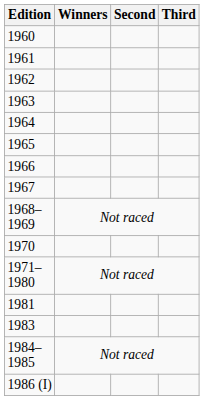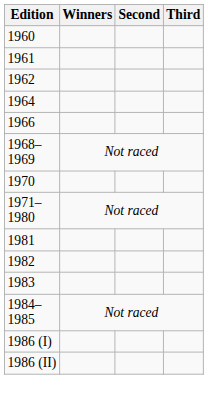- row: (21, 101)
- row: (21, 144)
- row: (21, 187)
+ row: (21, 261)
+ row: (32, 363)
